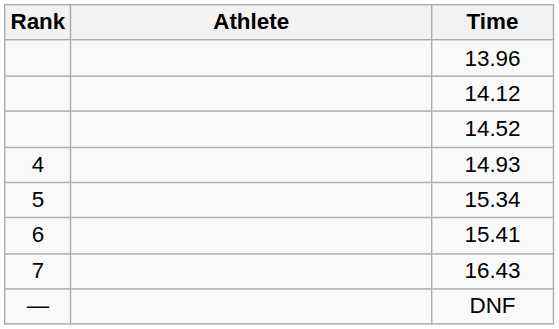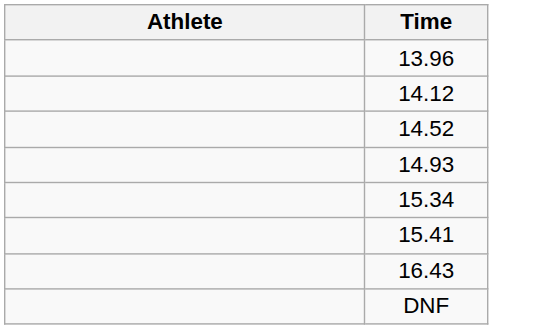- column: (38, 22)
